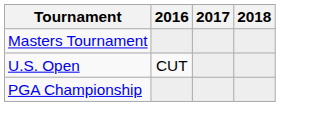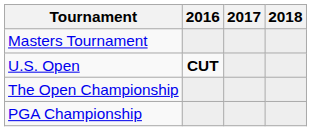(172, 65) normal -> (203, 65) bold
+ row: (93, 90)
